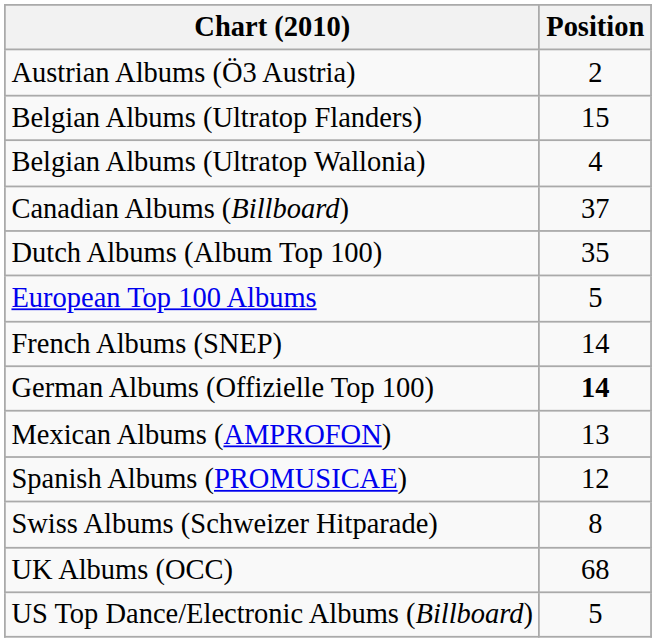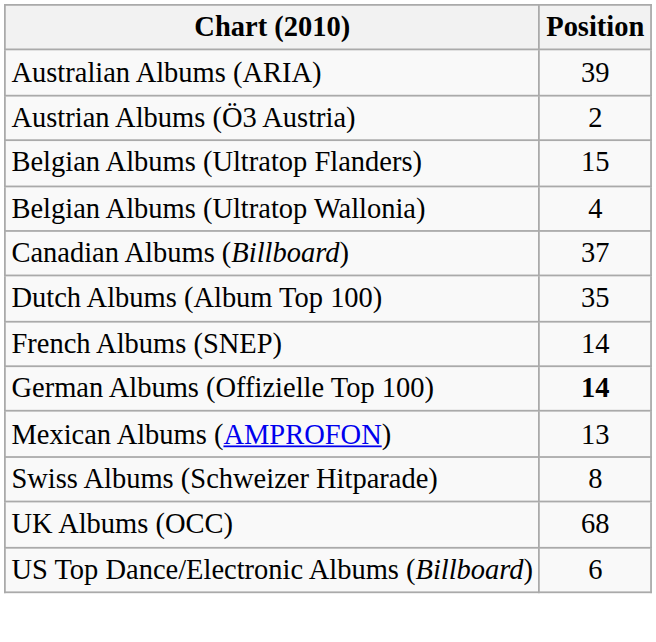+ row: (166, 72)
- row: (164, 298)
- row: (209, 478)
(595, 614) 5 -> (595, 569) 6
